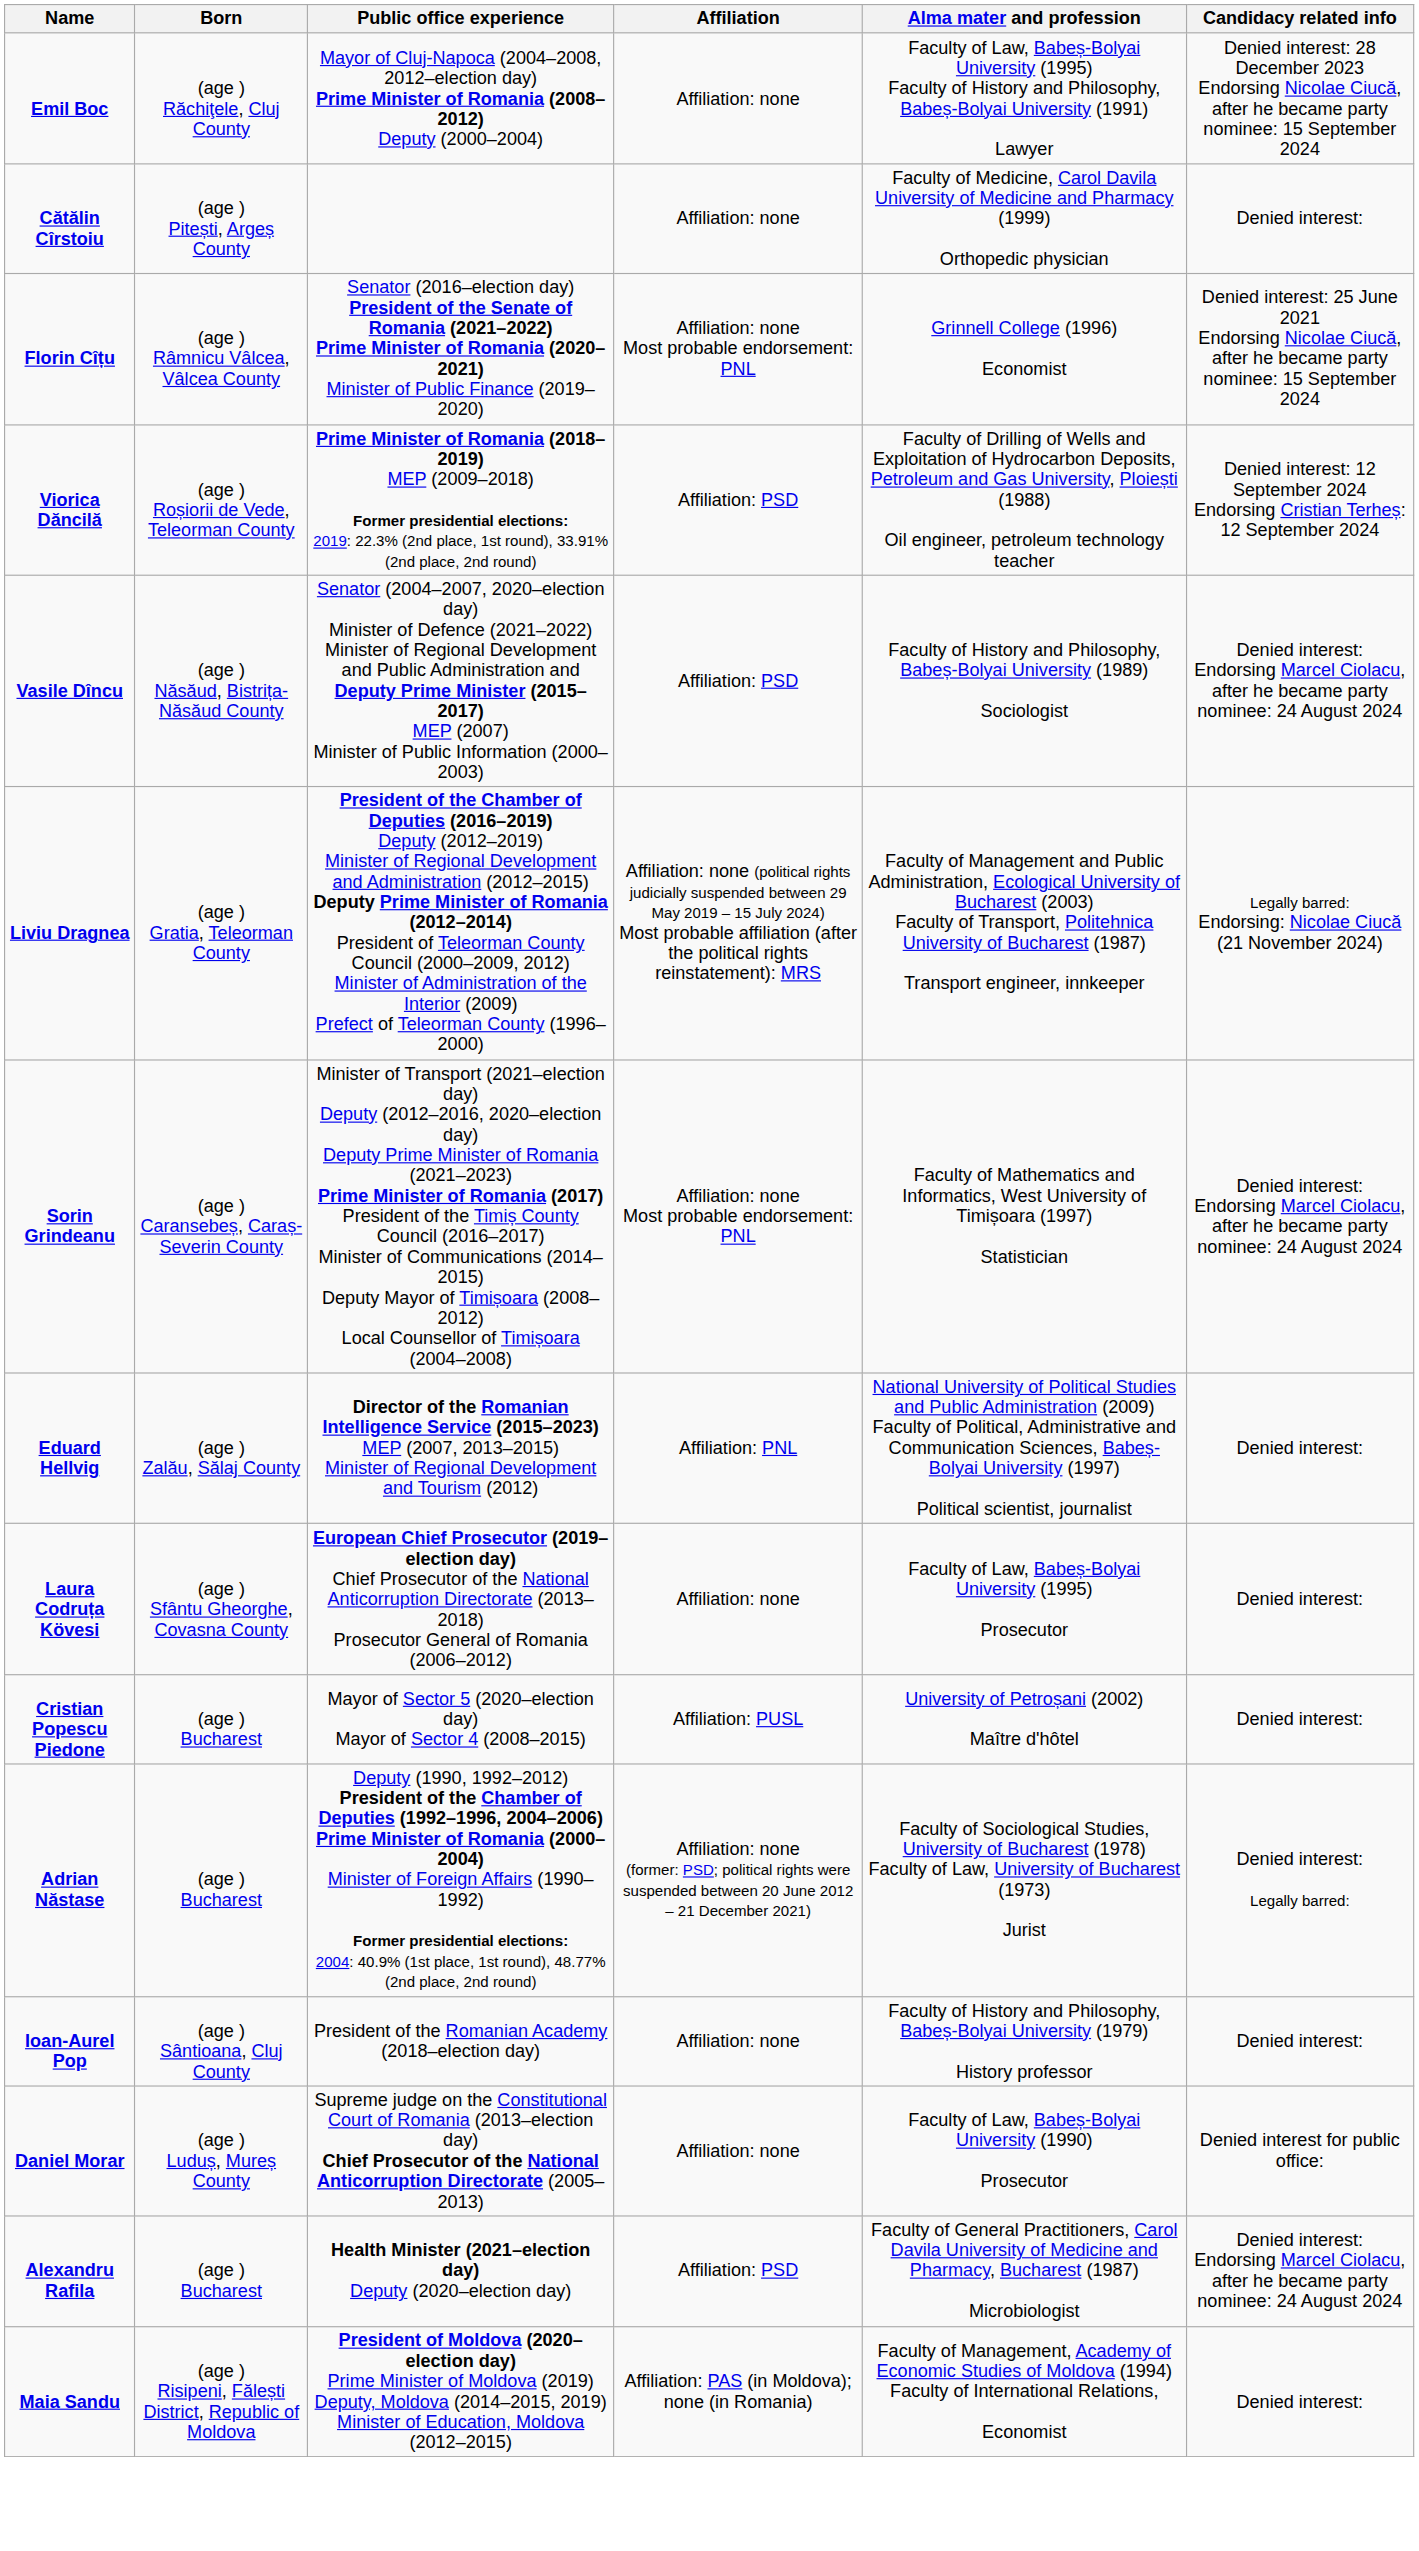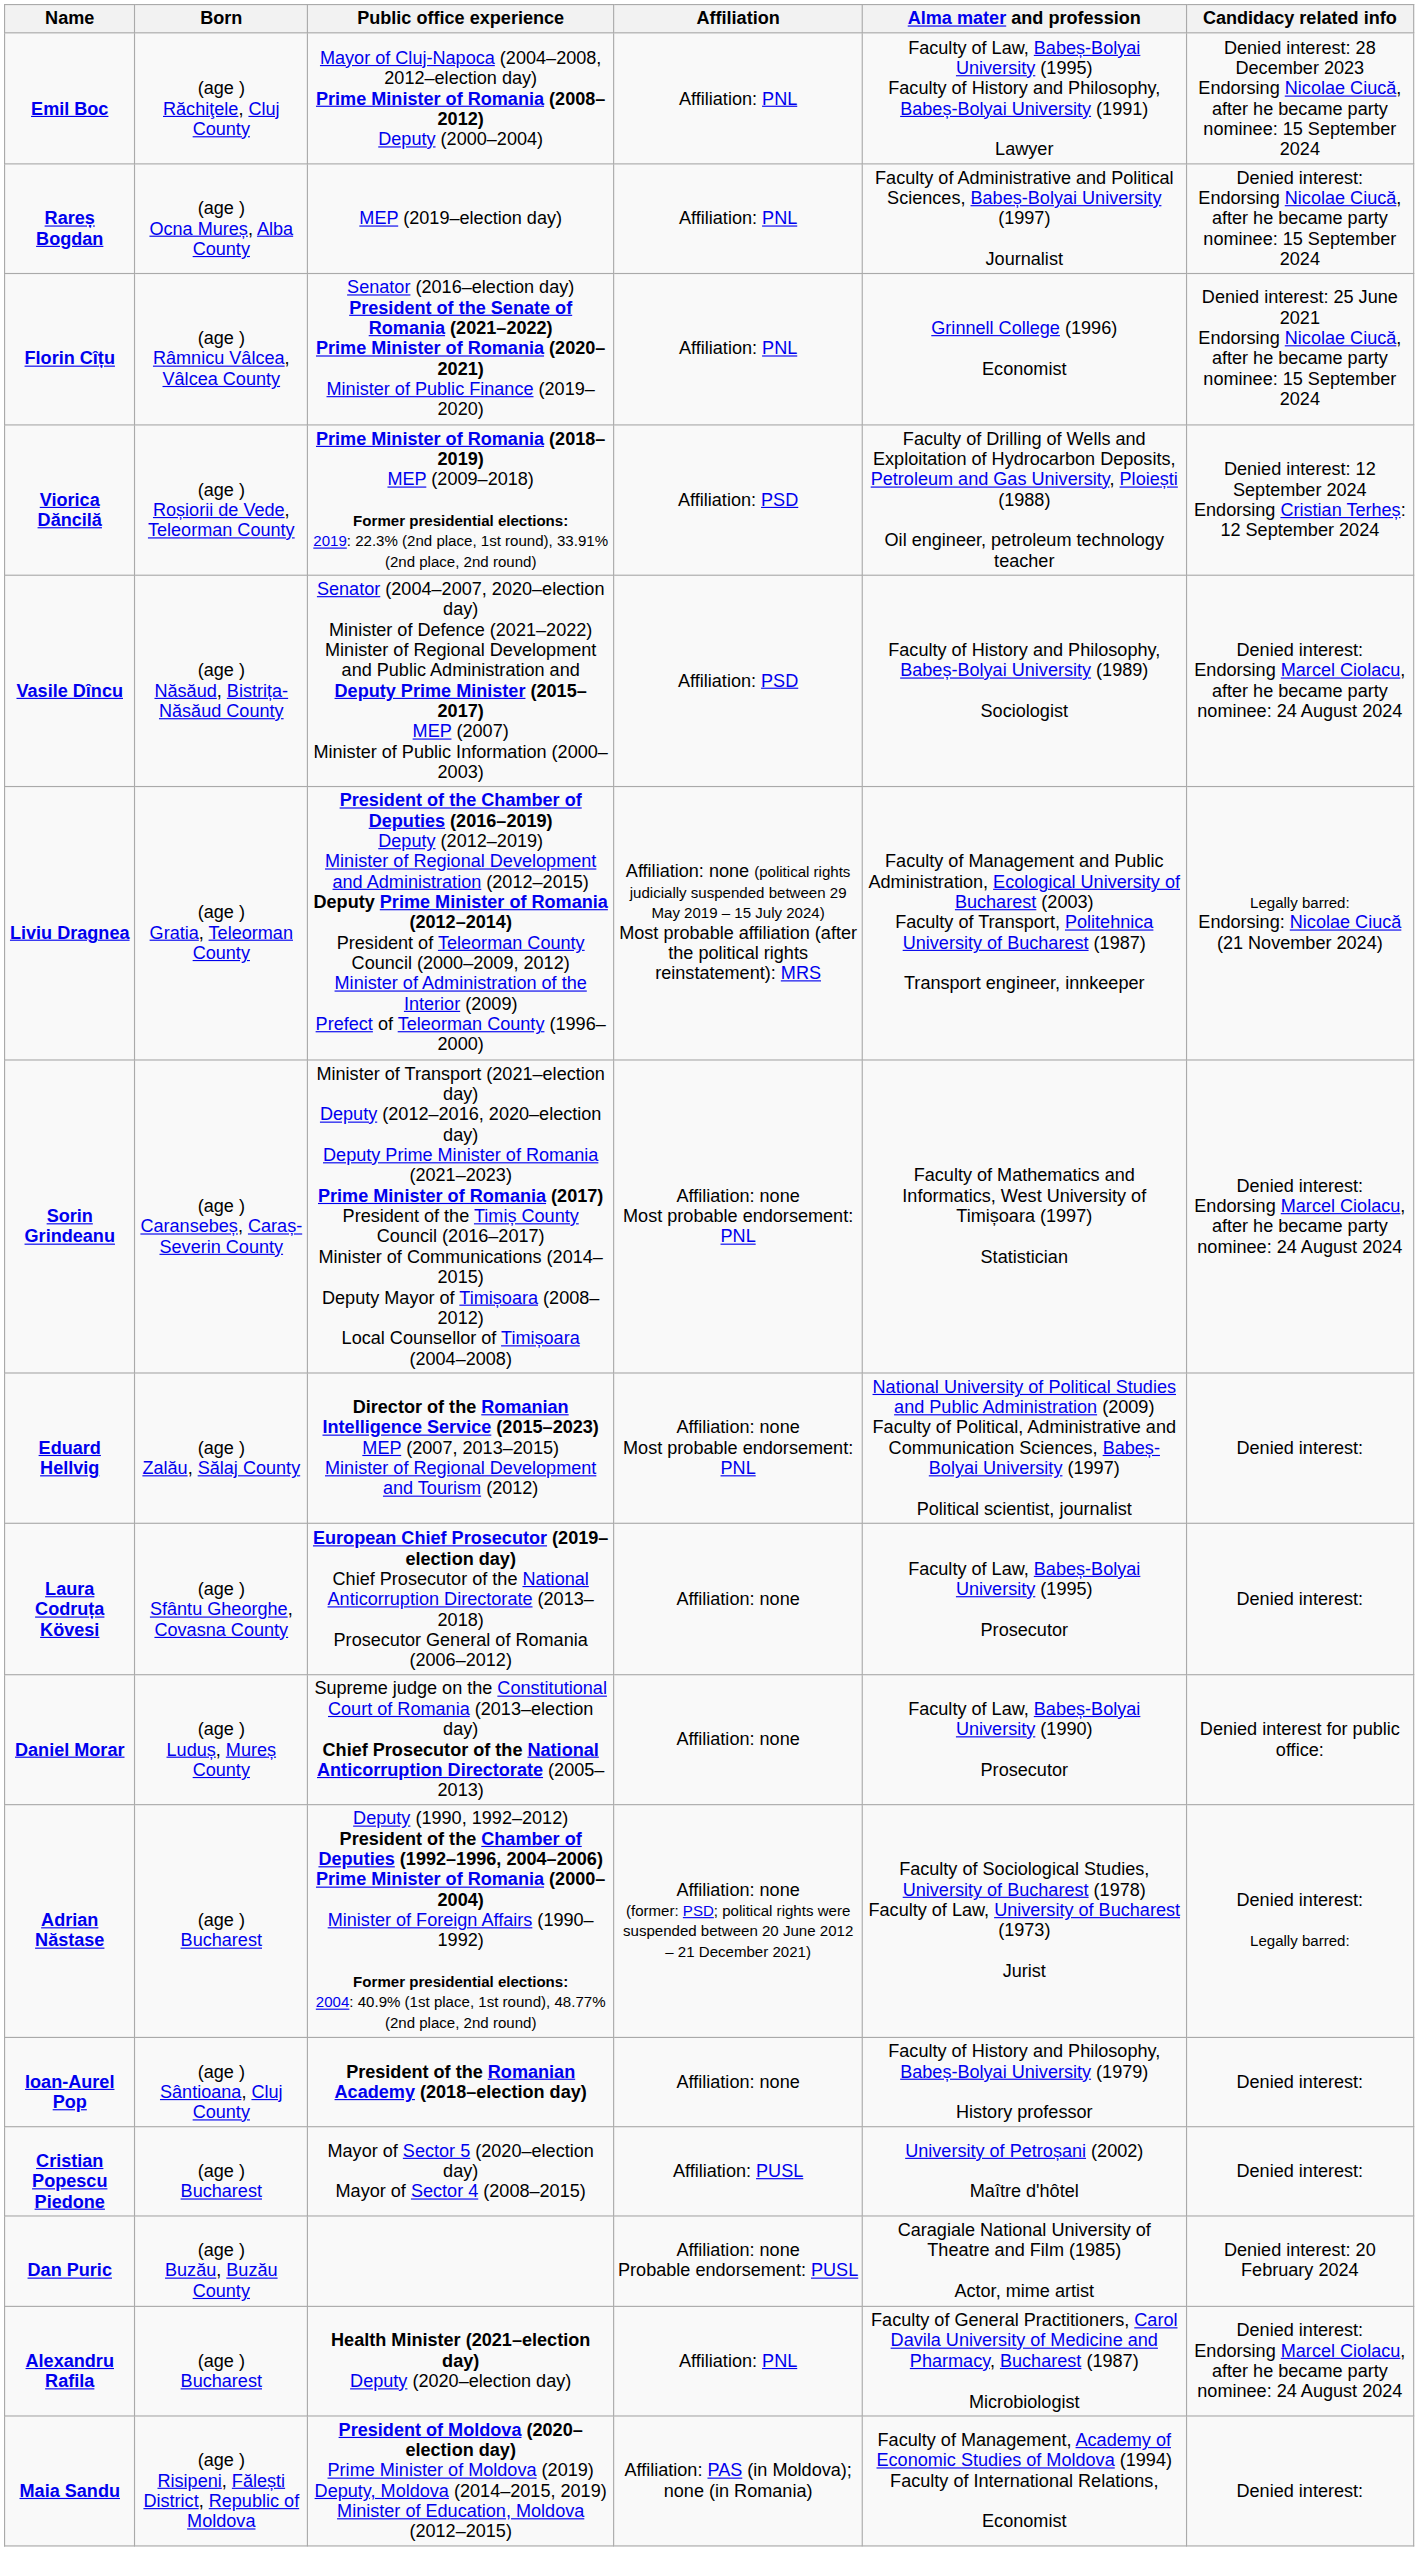(738, 98) Affiliation: none -> (738, 98) Affiliation: PNL
+ row: (70, 228)
- row: (70, 228)
(738, 348) Affiliation: none Most probable endorsement: PNL -> (738, 348) Affiliation: PNL
(738, 1448) Affiliation: PNL -> (738, 1448) Affiliation: none Most probable endorsement: PNL
rows swapped: (70, 2161) <-> (70, 1729)
(461, 2040) normal -> (461, 2081) bold
+ row: (70, 2271)
(738, 2271) Affiliation: PSD -> (738, 2360) Affiliation: PNL
